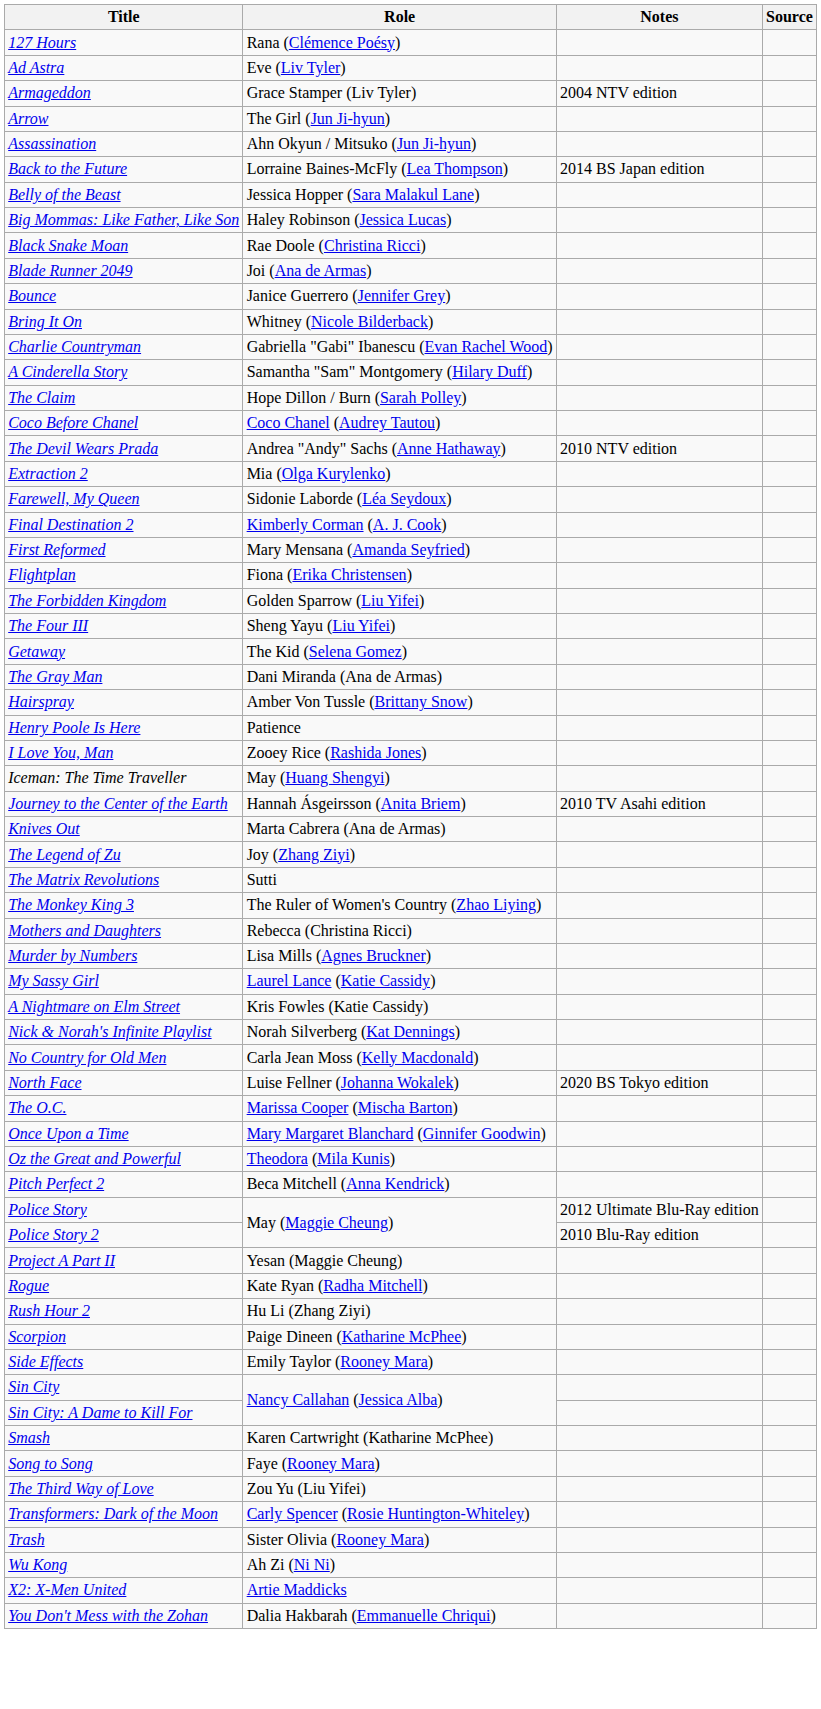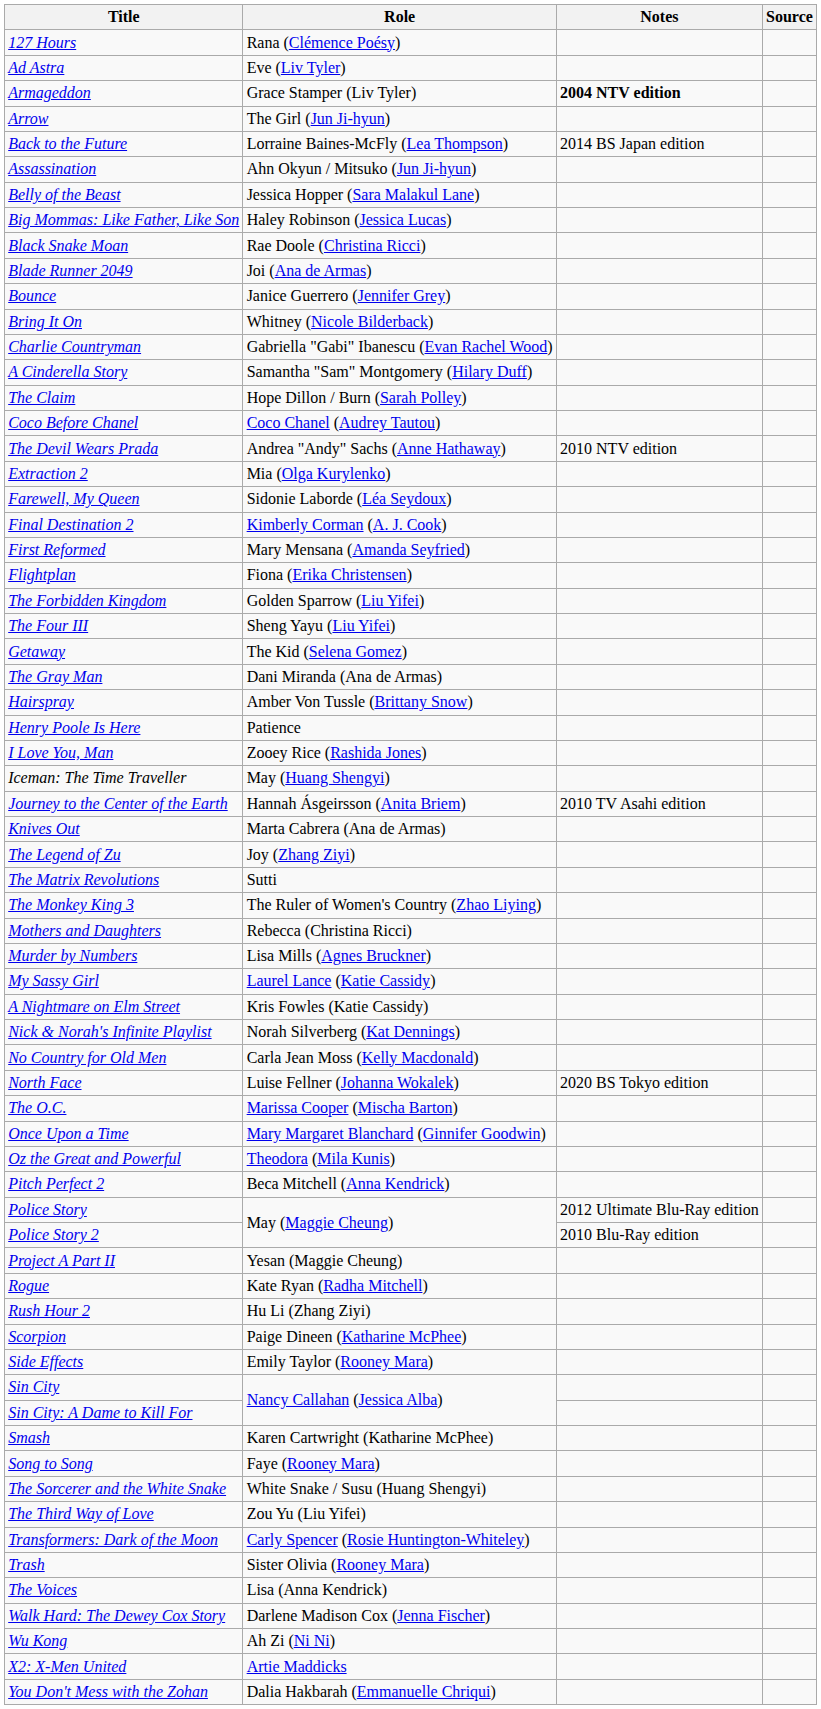(619, 93) normal -> (620, 93) bold
rows swapped: (52, 144) <-> (68, 169)
+ row: (117, 1488)
+ row: (43, 1590)
+ row: (117, 1615)
